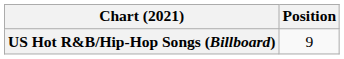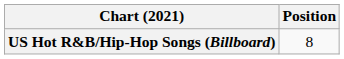(309, 41) 9 -> (309, 41) 8
